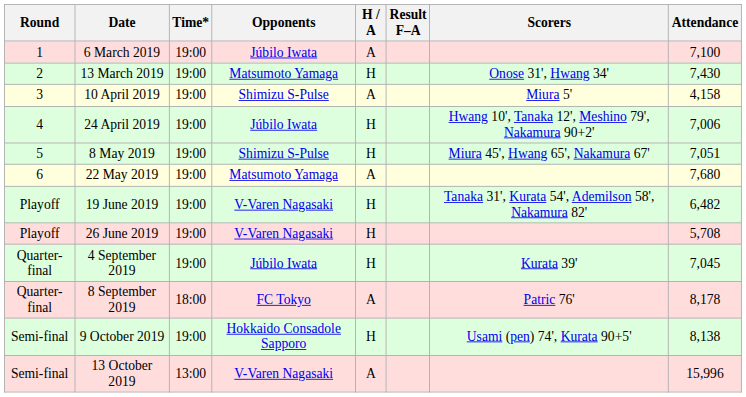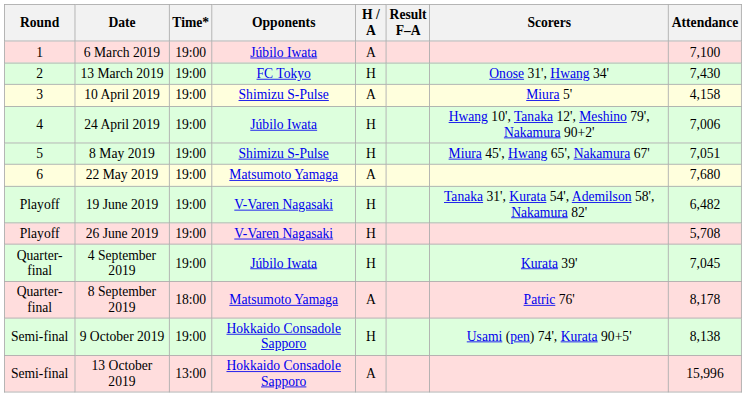(284, 73) Matsumoto Yamaga -> (284, 73) FC Tokyo
(284, 299) FC Tokyo -> (284, 299) Matsumoto Yamaga
(284, 373) V-Varen Nagasaki -> (284, 373) Hokkaido Consadole Sapporo
